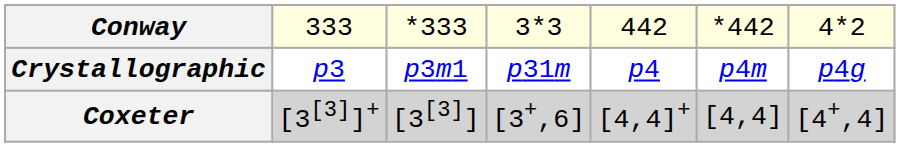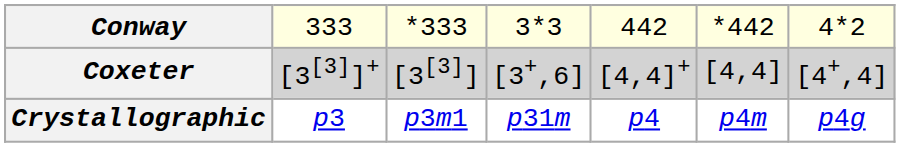rows swapped: (139, 116) <-> (139, 70)
